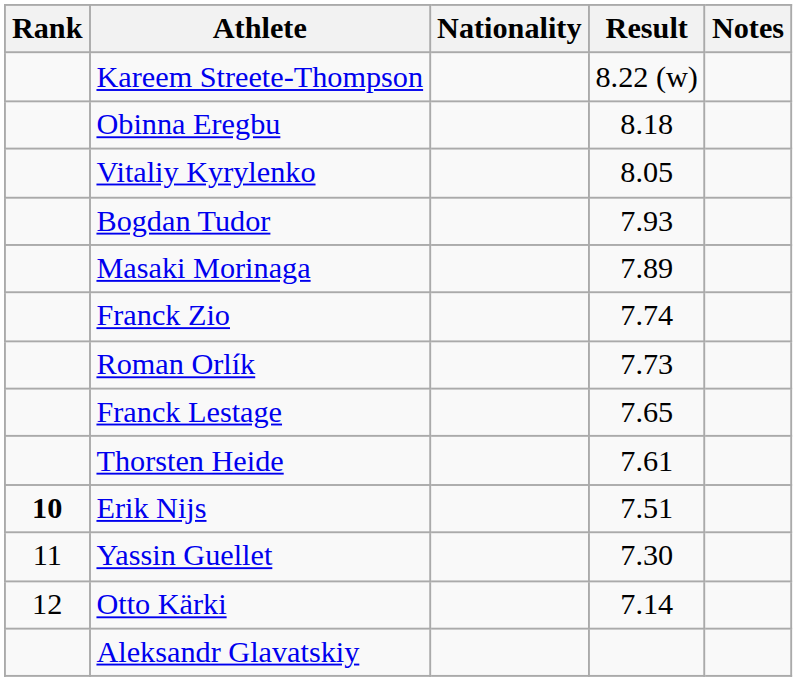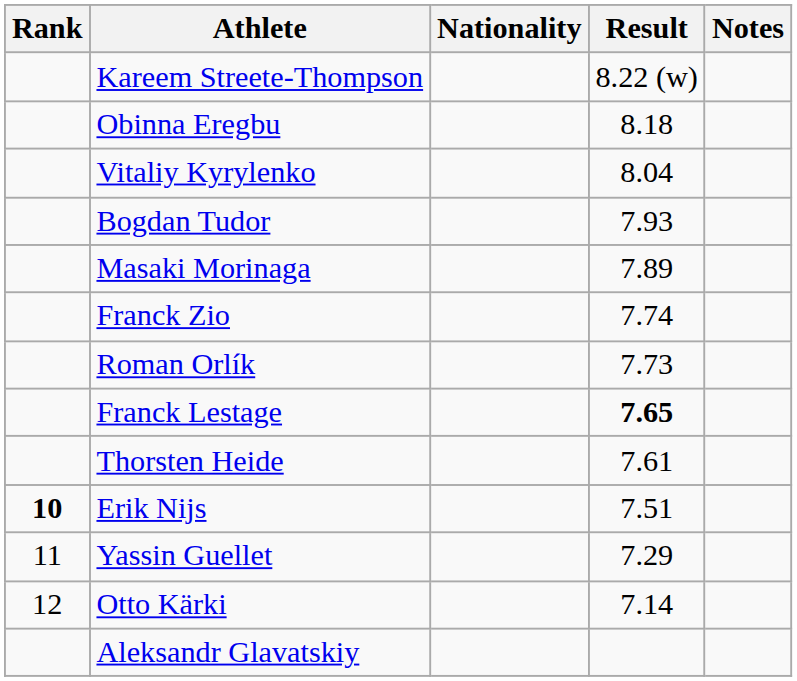(647, 172) 8.05 -> (647, 172) 8.04
(647, 412) normal -> (647, 412) bold
(647, 556) 7.30 -> (647, 556) 7.29
